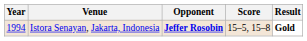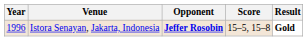(16, 28) 1994 -> (16, 28) 1996
